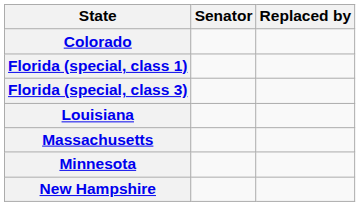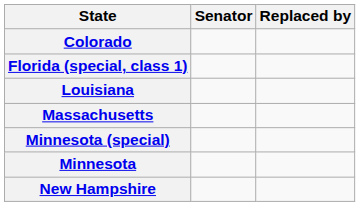- row: (98, 90)
+ row: (98, 139)
